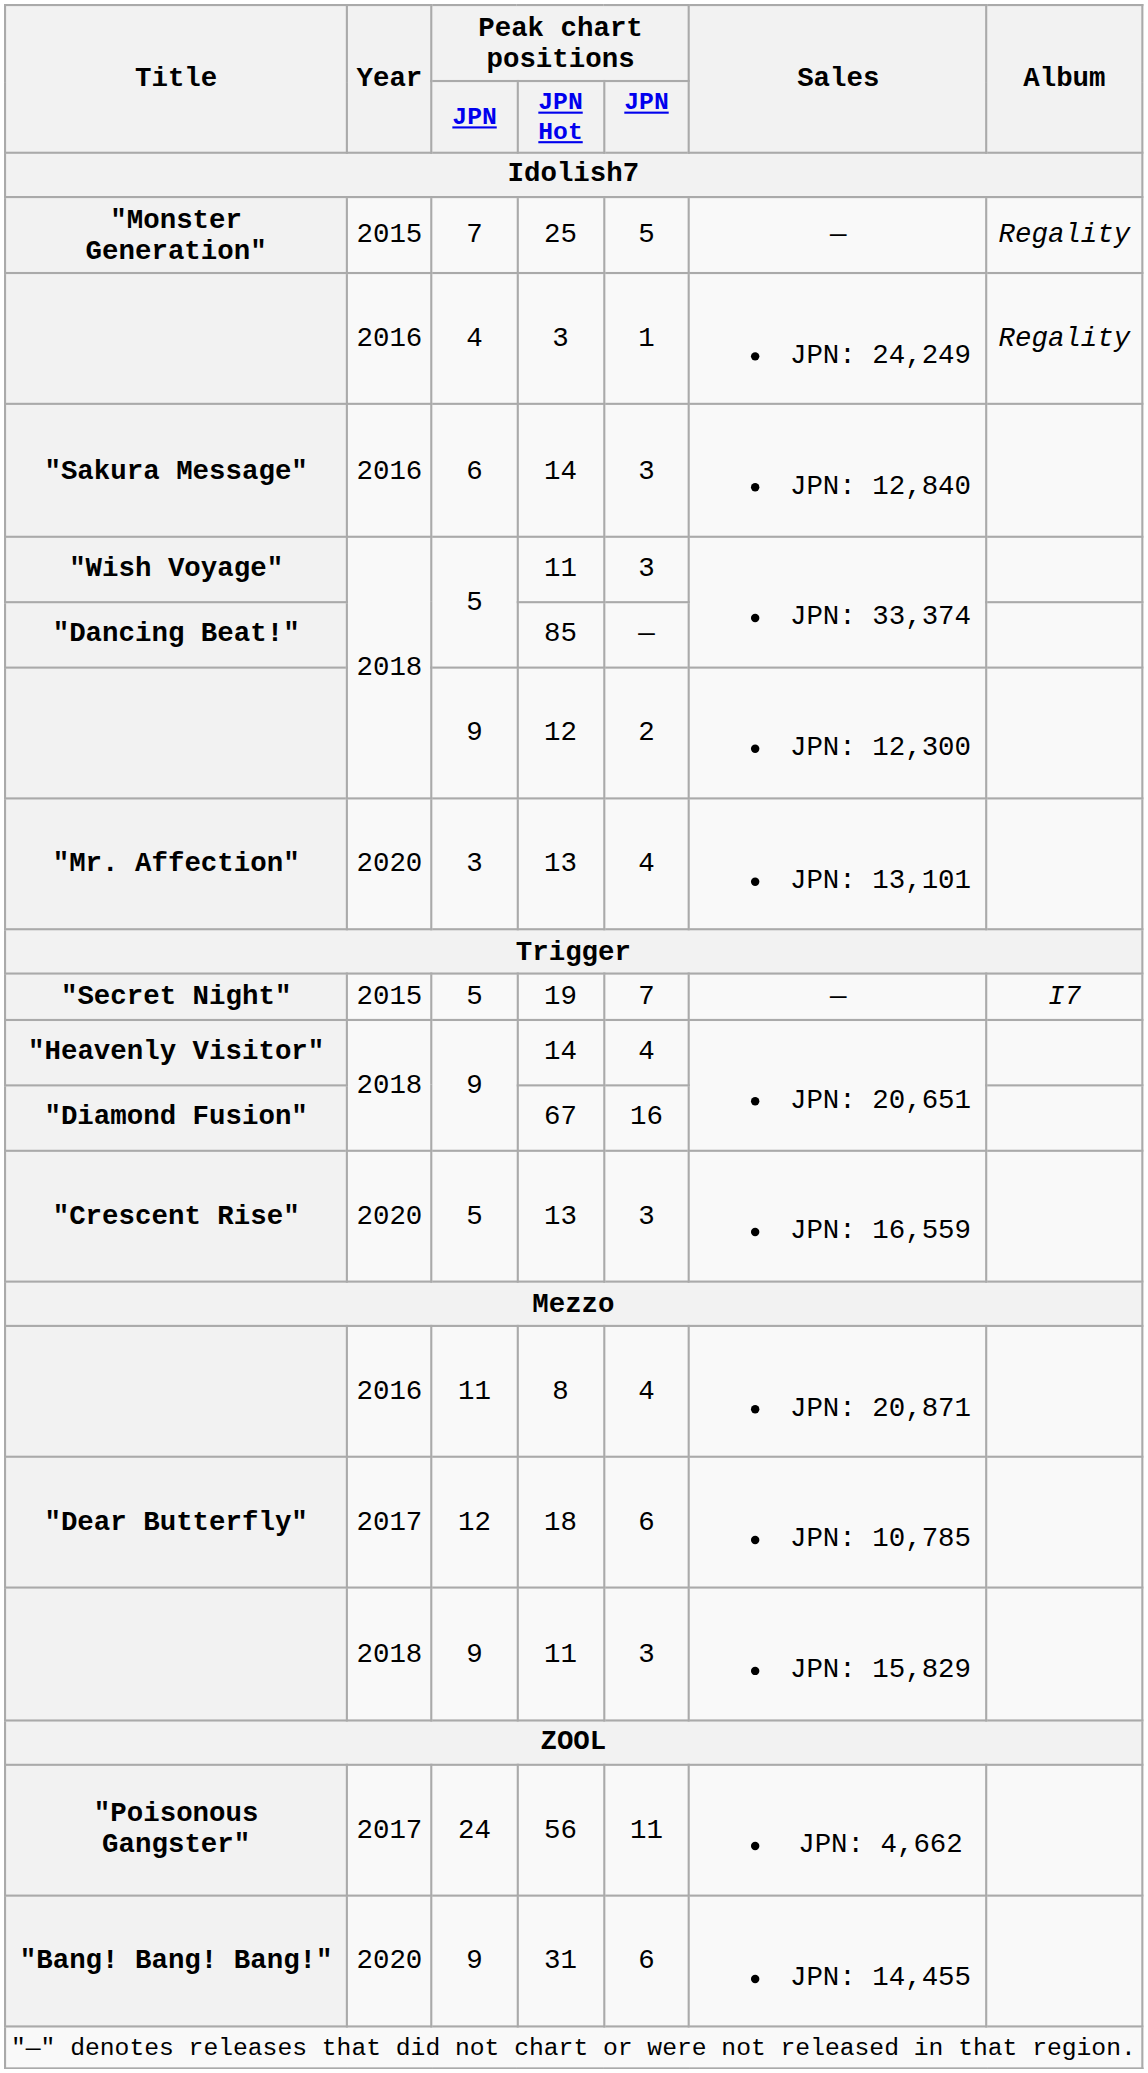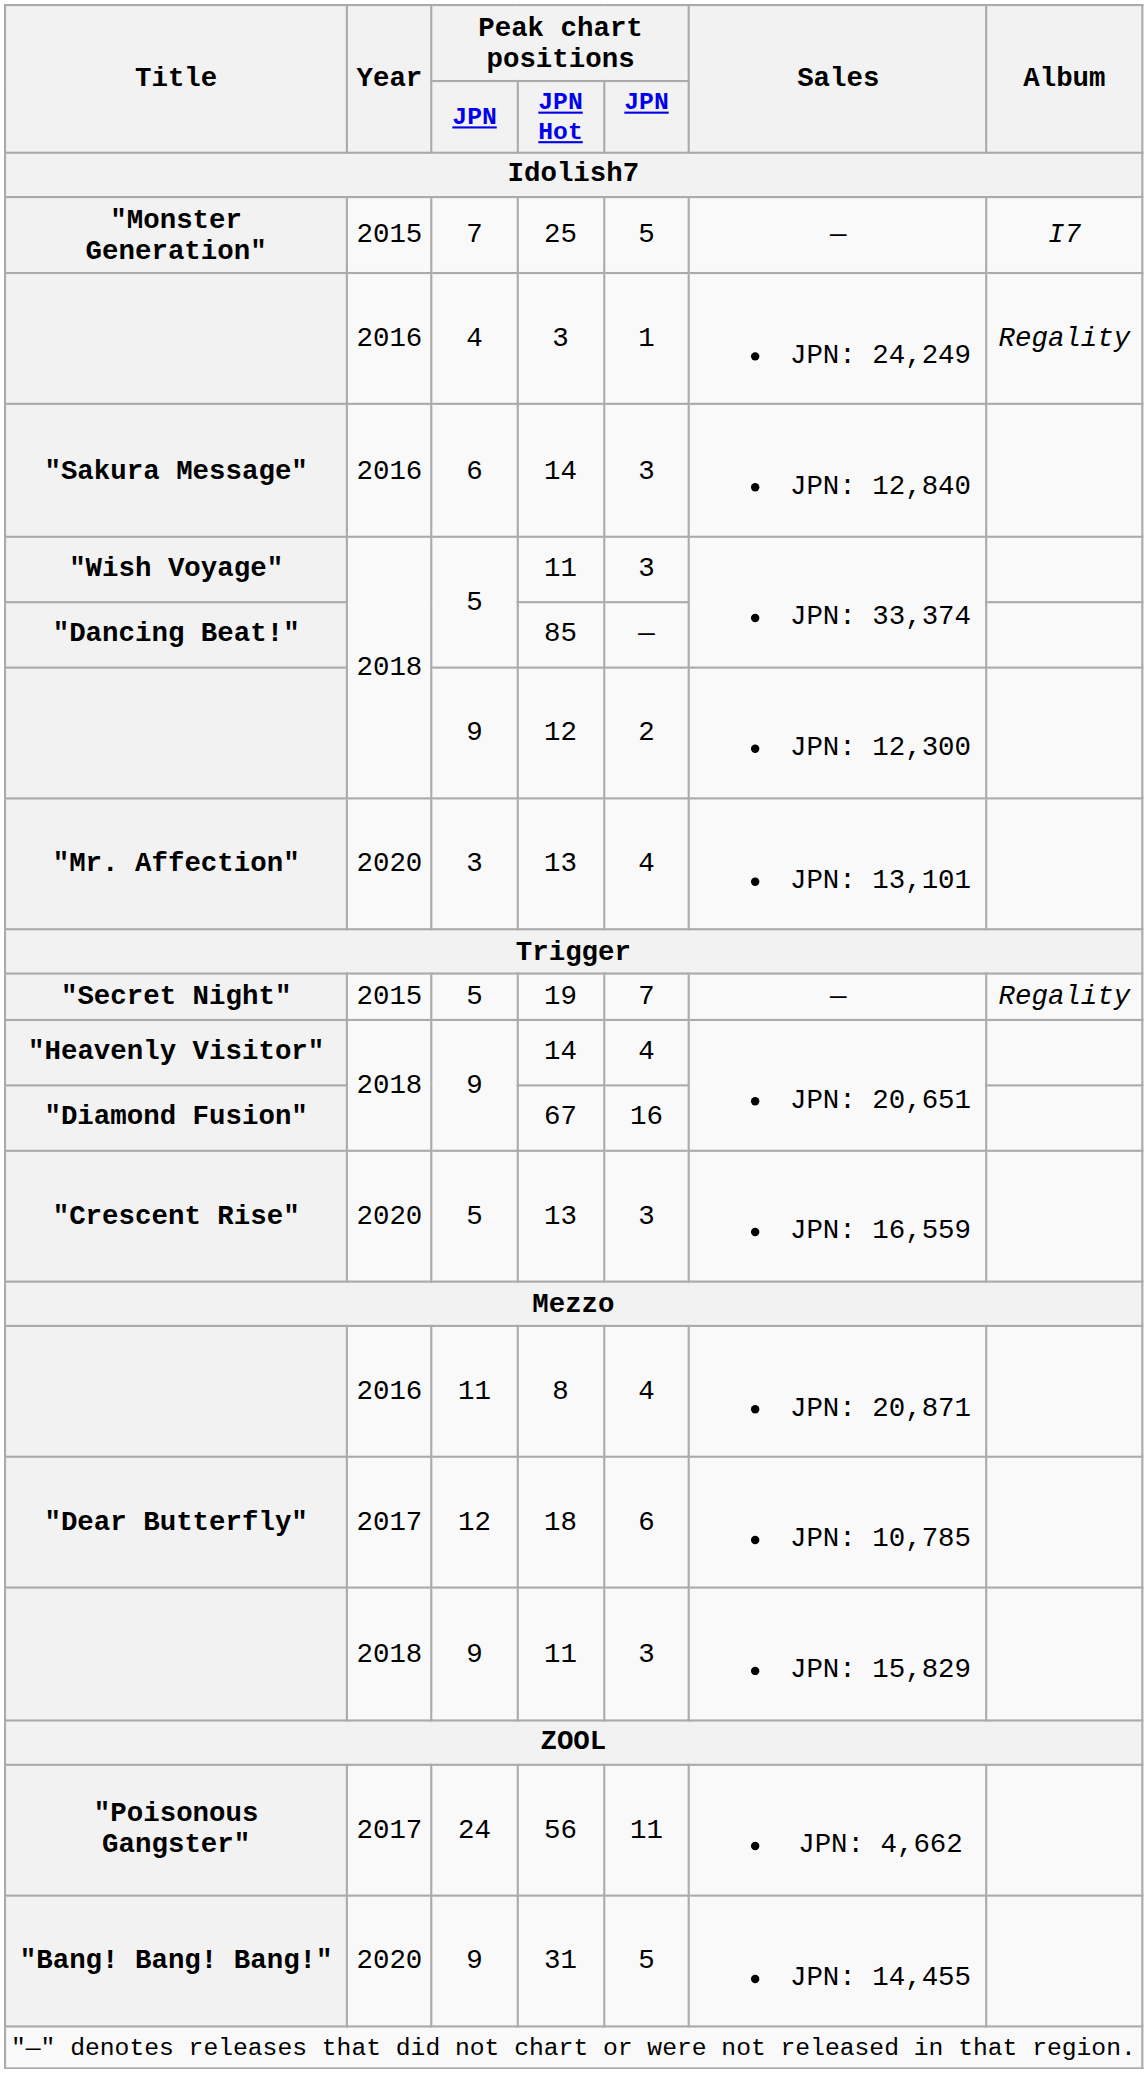(1064, 235) Regality -> (1064, 235) I7
(1064, 997) I7 -> (1064, 997) Regality
(647, 1961) 6 -> (647, 1961) 5
